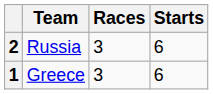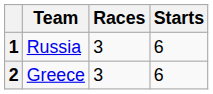(14, 46) 2 -> (14, 46) 1
(14, 74) 1 -> (14, 74) 2
